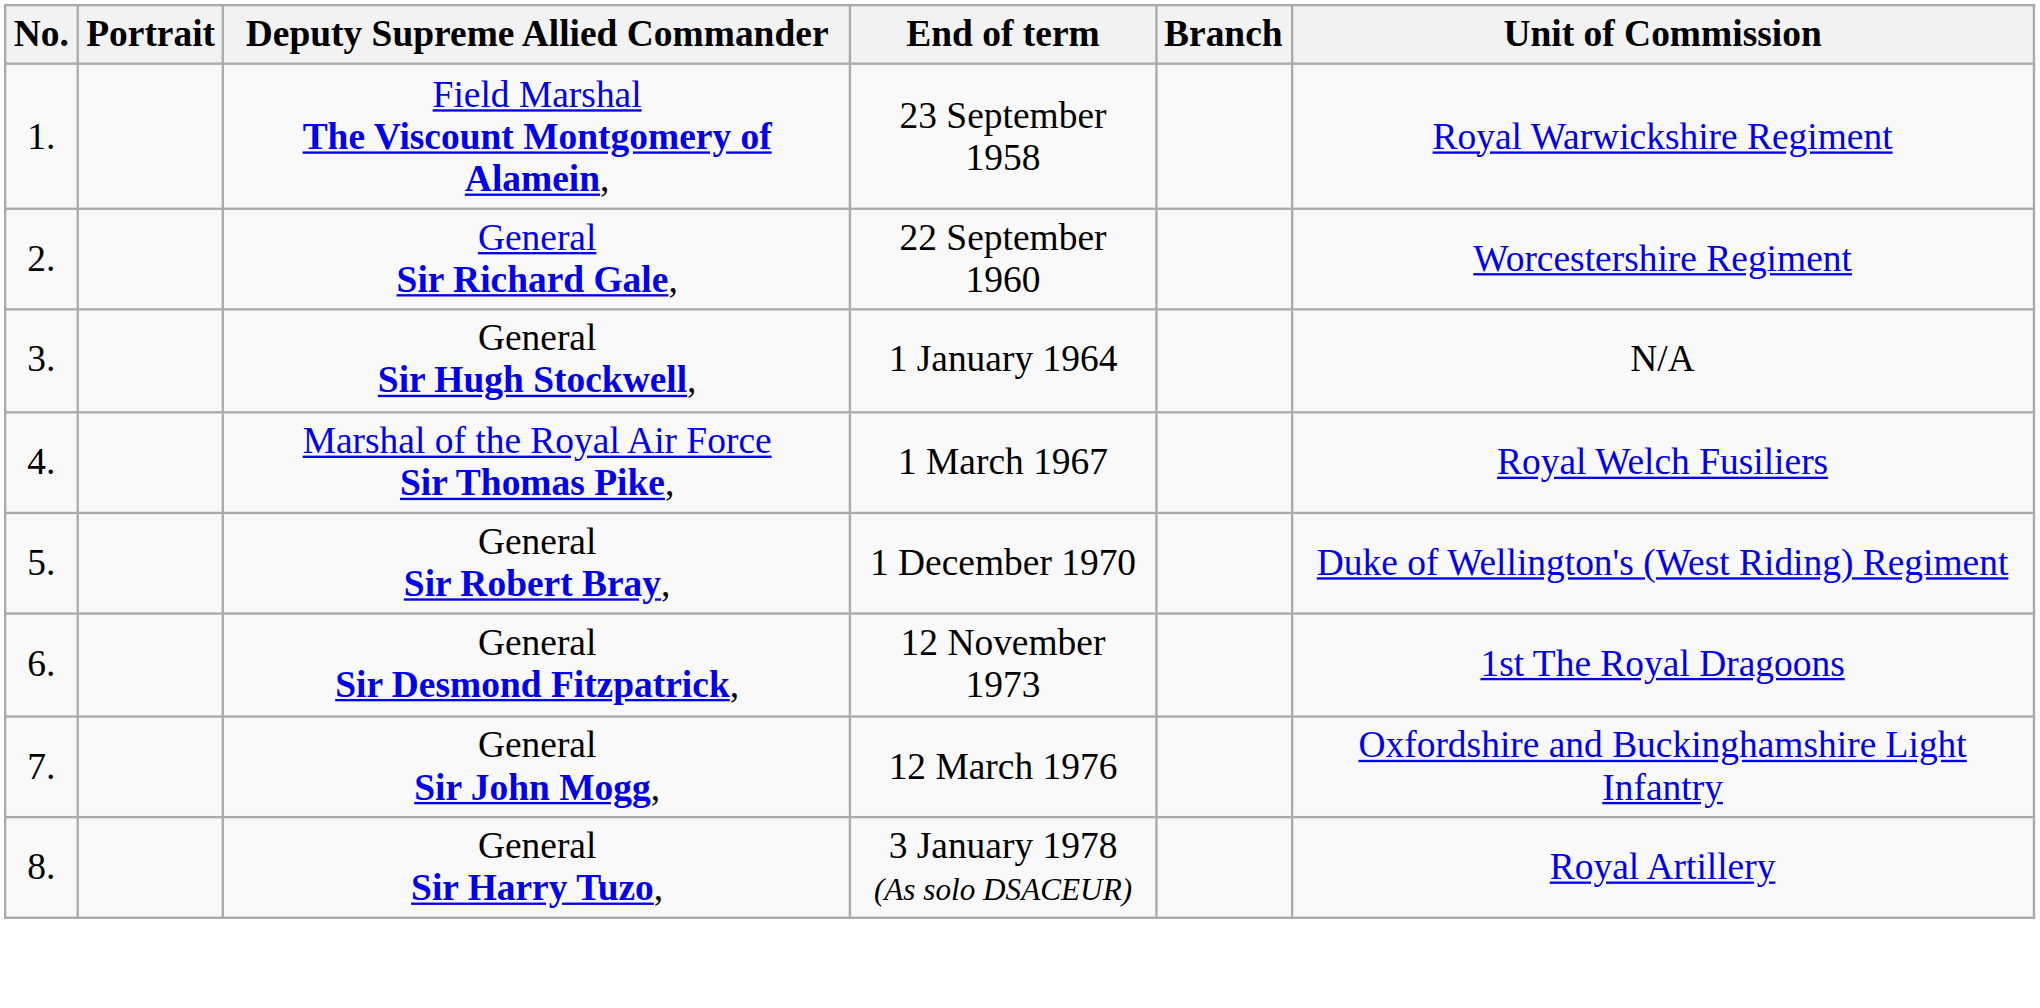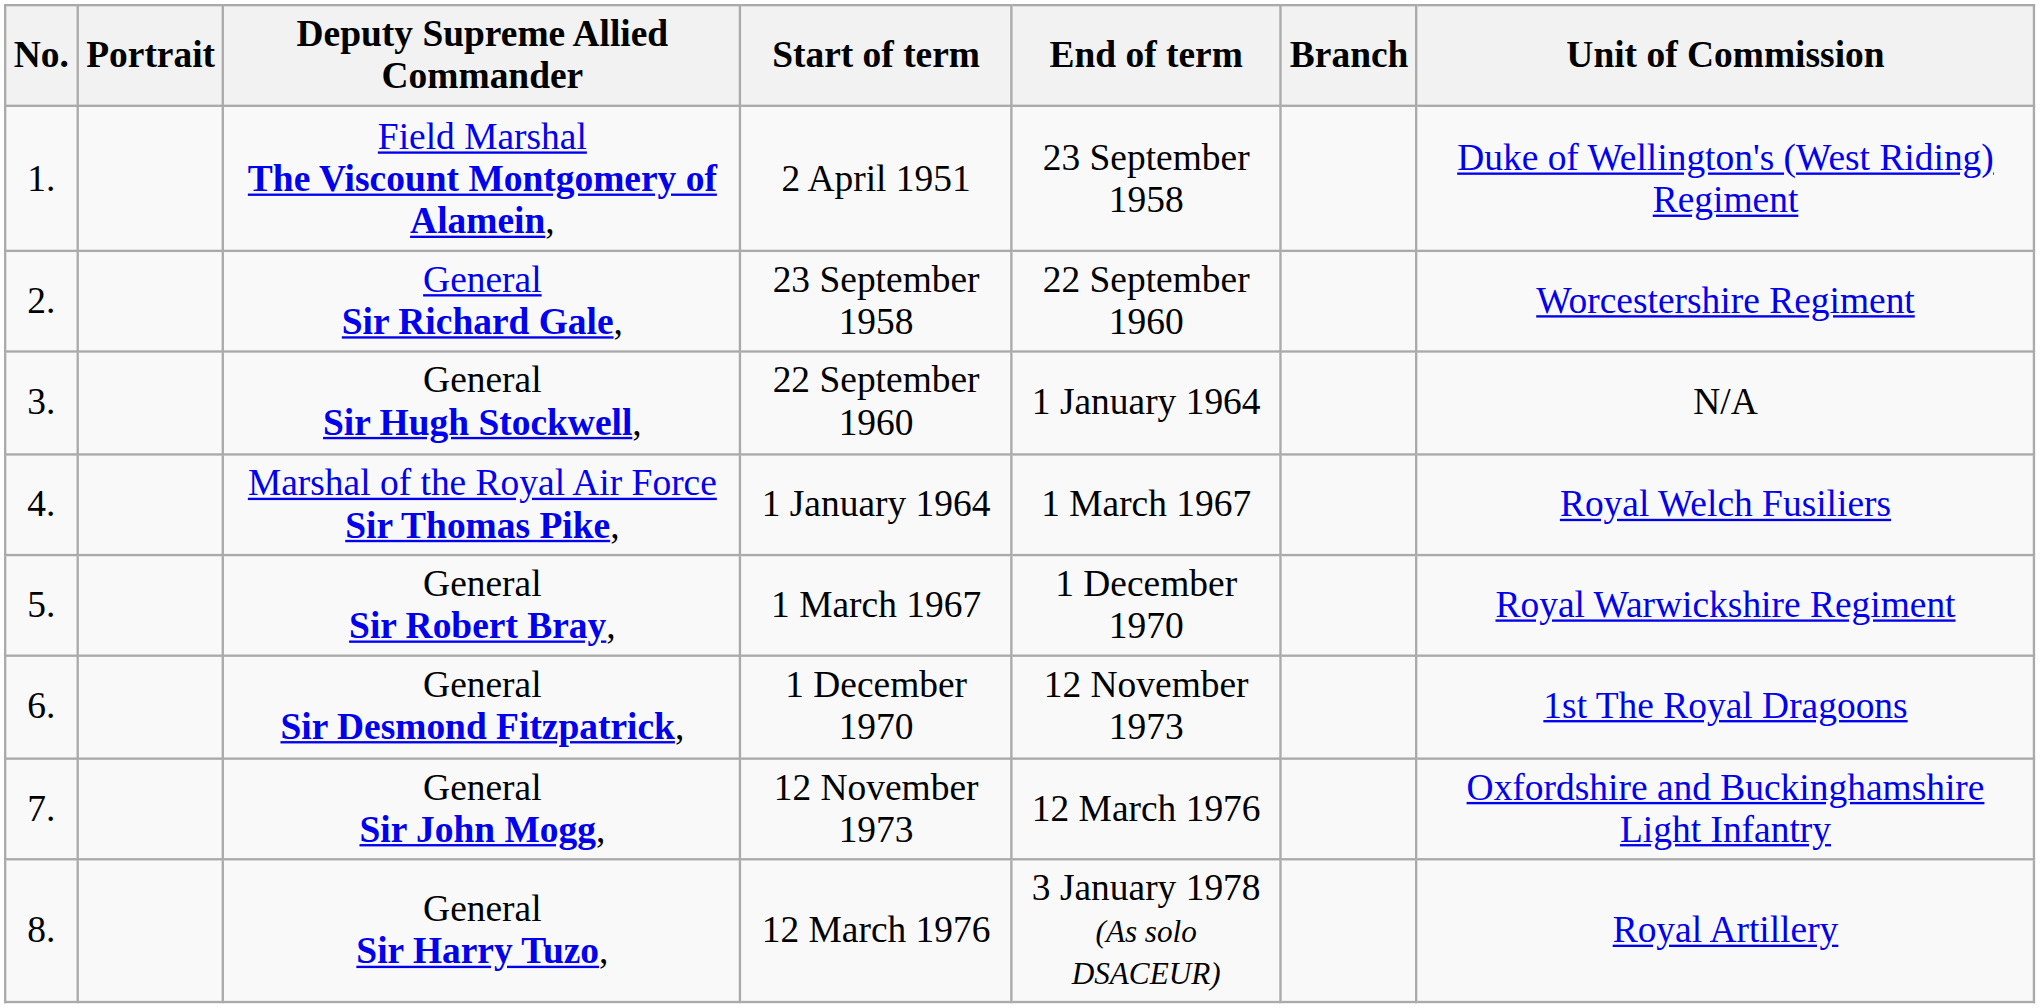+ column: (876, 55)
(1663, 135) Royal Warwickshire Regiment -> (1725, 177) Duke of Wellington's (West Riding) Regiment
(1663, 562) Duke of Wellington's (West Riding) Regiment -> (1726, 604) Royal Warwickshire Regiment
